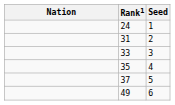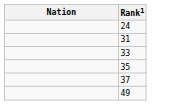- column: (158, 12)
